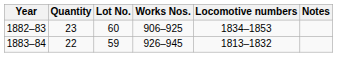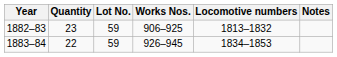(113, 28) 60 -> (113, 28) 59
(246, 28) 1834–1853 -> (246, 28) 1813–1832
(246, 44) 1813–1832 -> (246, 44) 1834–1853
